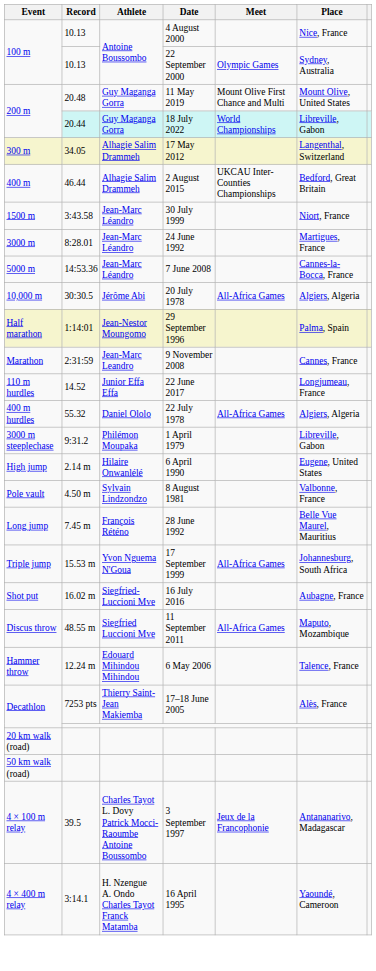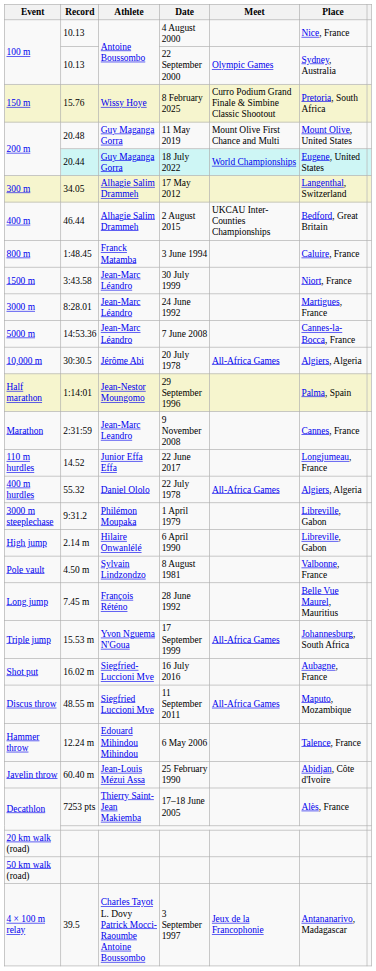+ row: (18, 103)
(319, 124) Libreville, Gabon -> (331, 162) Eugene, United States
+ row: (18, 253)
(329, 467) Eugene, United States -> (321, 543) Libreville, Gabon
+ row: (32, 774)
- row: (26, 899)
